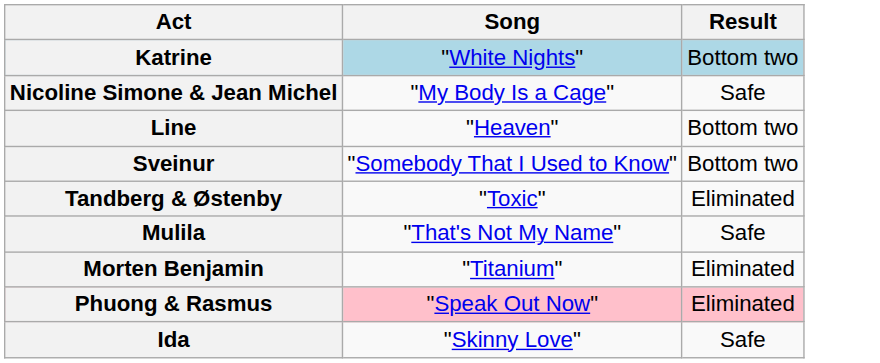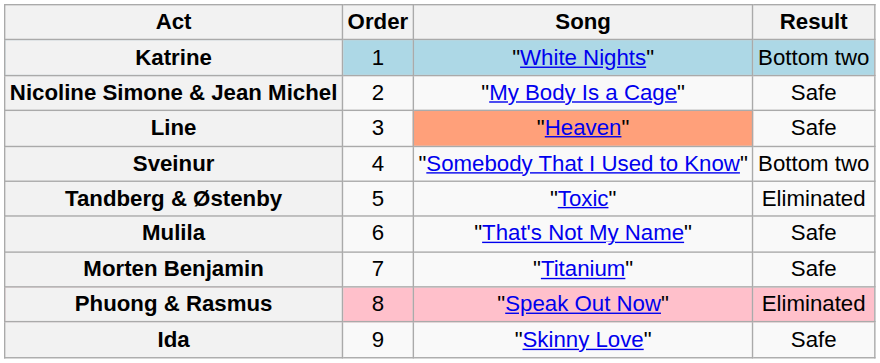+ column: (378, 22)
(512, 127) no background -> (583, 127) lightsalmon background
(743, 127) Bottom two -> (814, 127) Safe
(743, 269) Eliminated -> (814, 269) Safe
